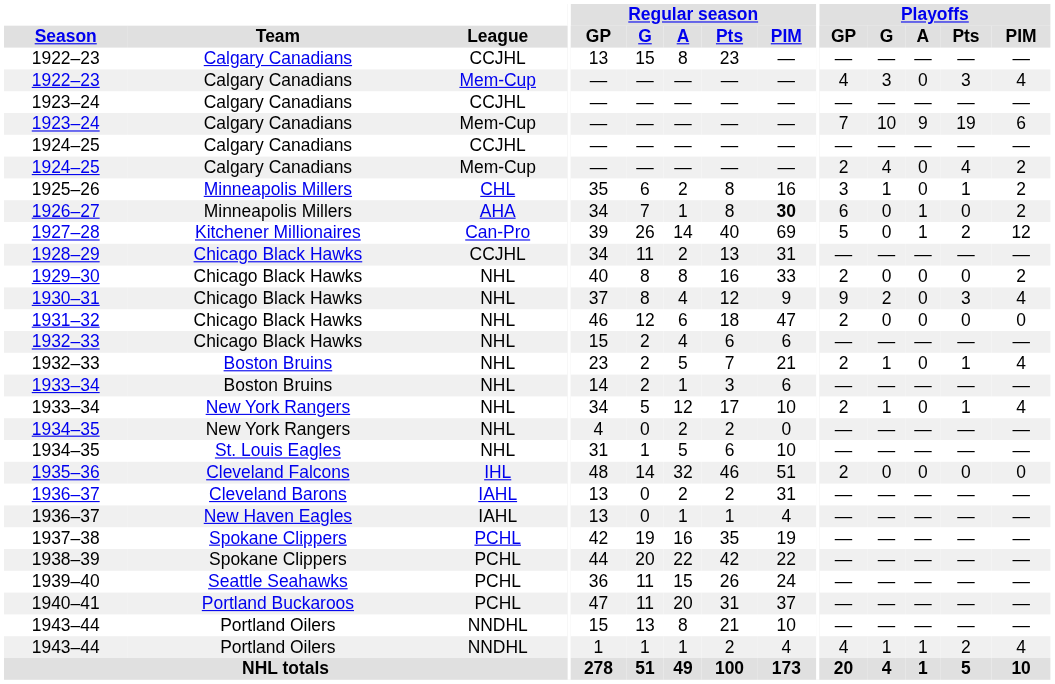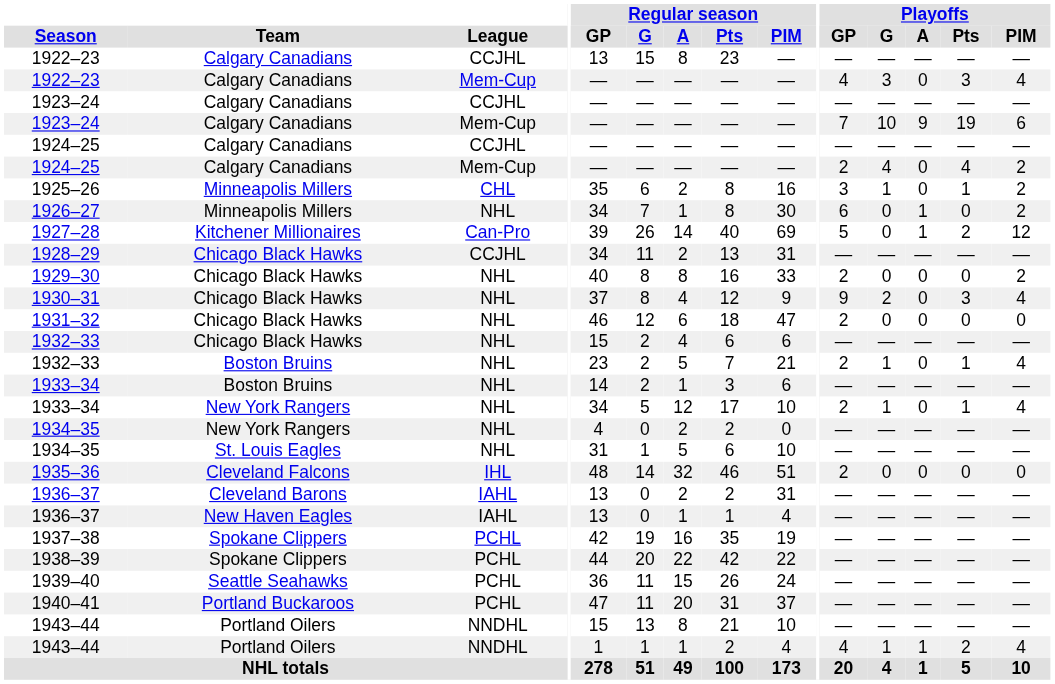(498, 211) AHA -> (498, 211) NHL
(786, 211) bold -> (786, 211) normal
